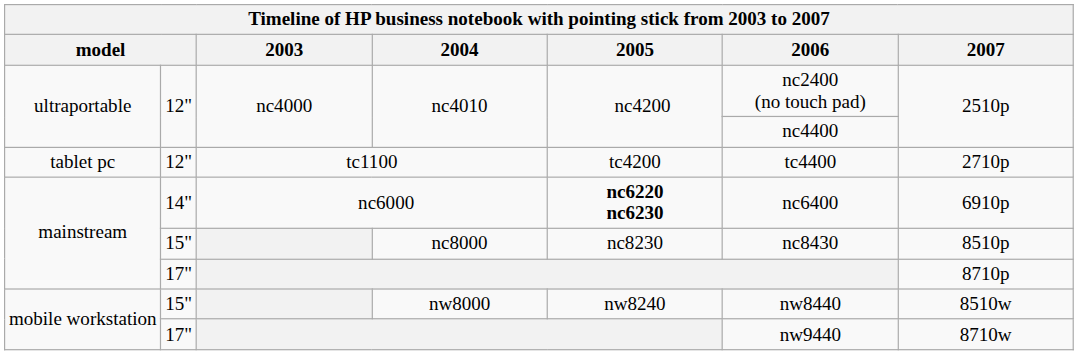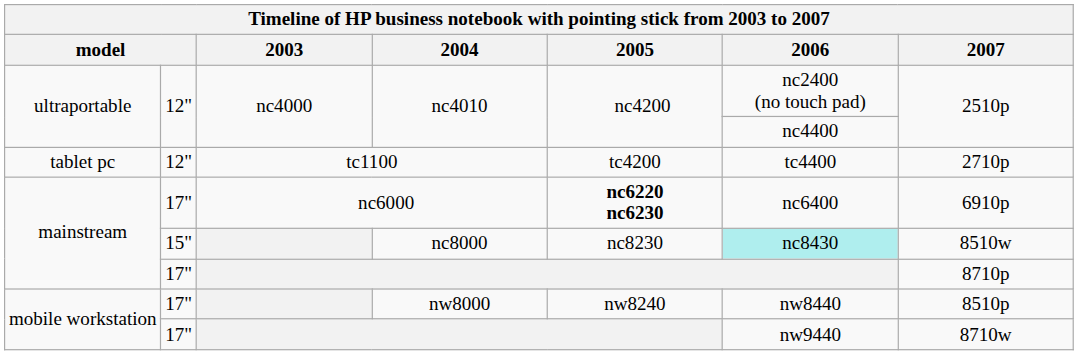(179, 202) 14" -> (179, 202) 17"
(810, 243) no background -> (810, 243) paleturquoise background
(986, 243) 8510p -> (986, 243) 8510w
(179, 304) 15" -> (179, 304) 17"
(986, 304) 8510w -> (986, 304) 8510p
